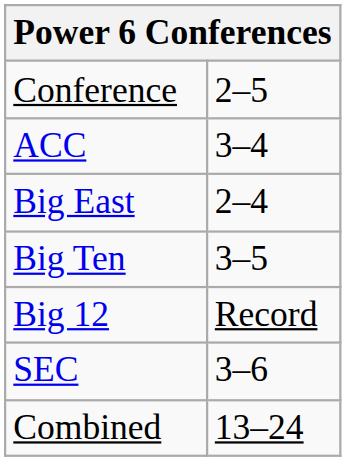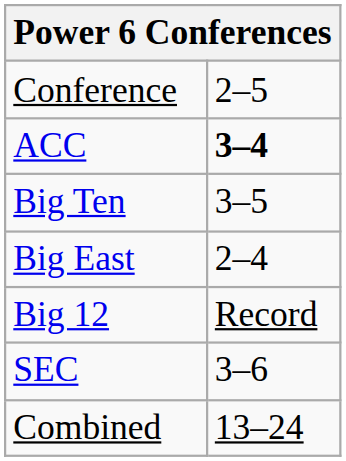(241, 145) normal -> (241, 145) bold
rows swapped: (74, 201) <-> (69, 257)
